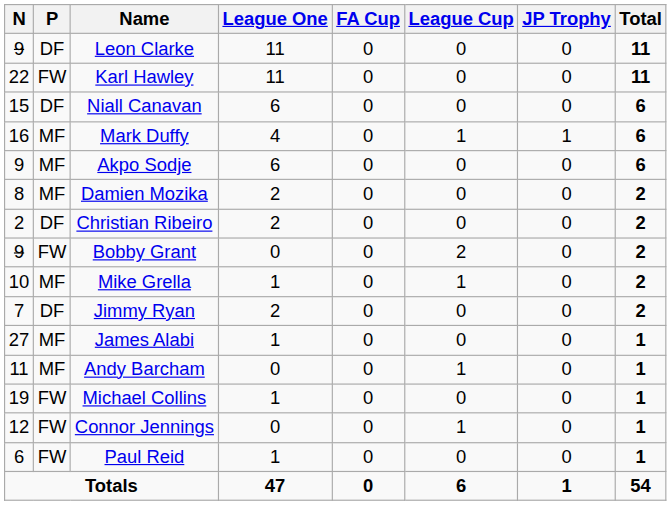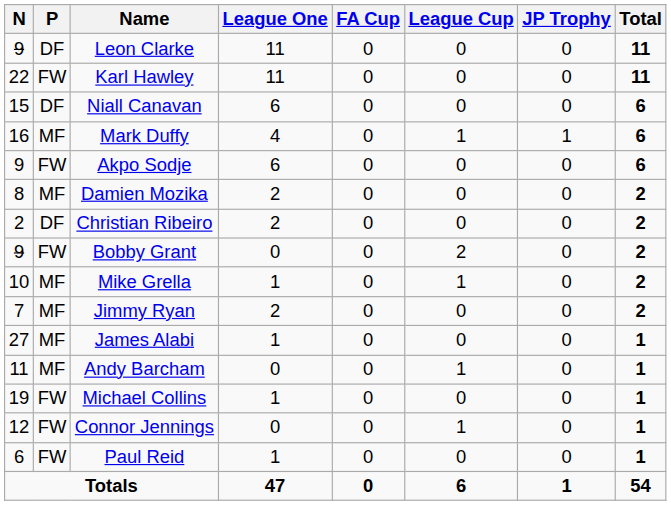(52, 164) MF -> (52, 164) FW
(52, 310) DF -> (52, 310) MF
